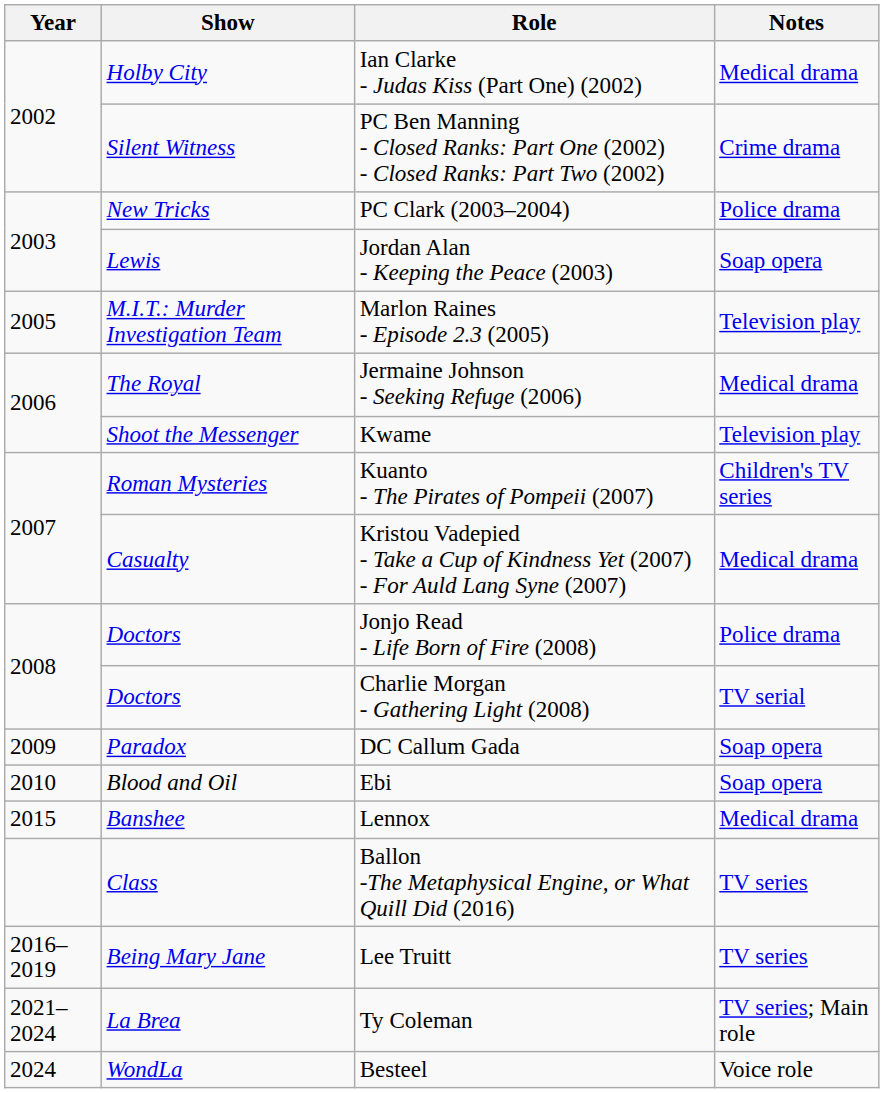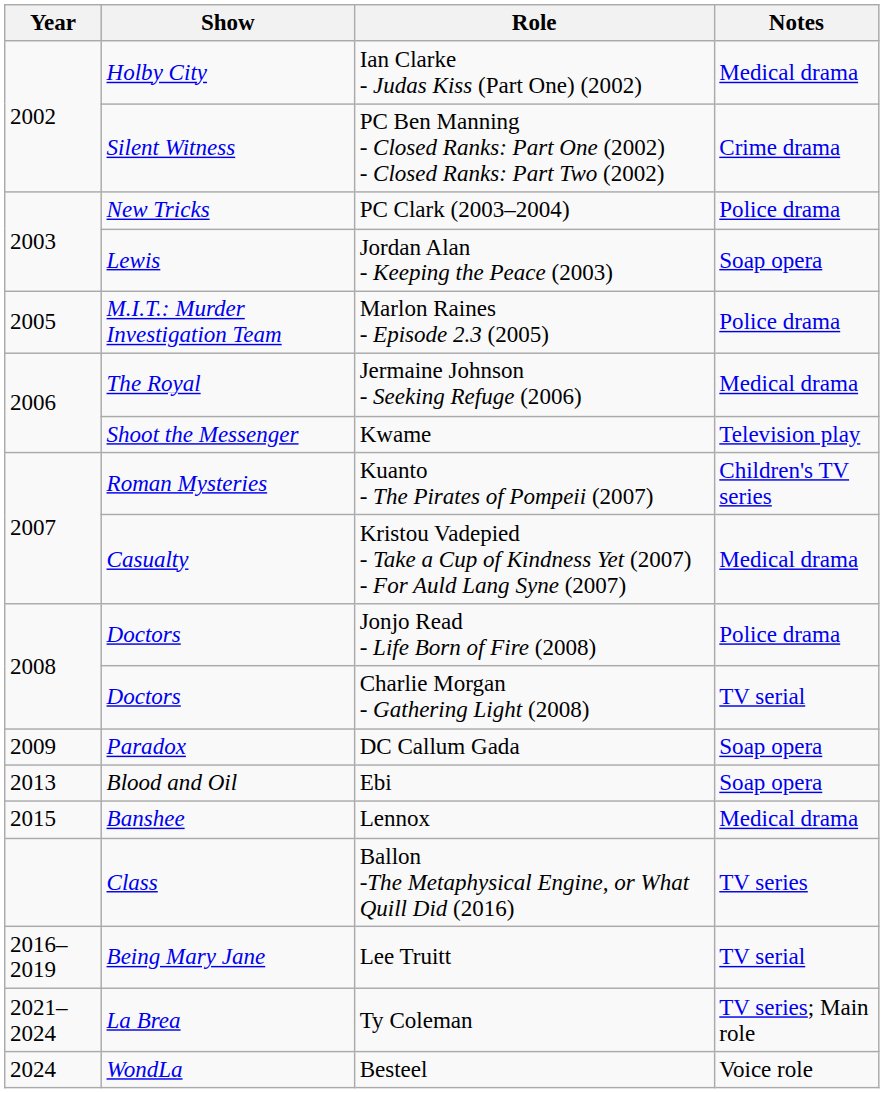(790, 322) Television play -> (780, 322) Police drama
(33, 782) 2010 -> (33, 782) 2013
(764, 957) TV series -> (762, 957) TV serial
